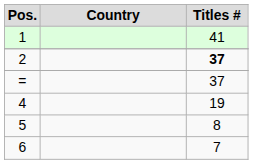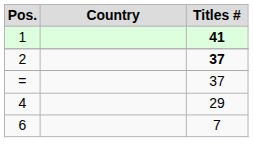(217, 37) normal -> (217, 37) bold
(217, 103) 19 -> (217, 103) 29
- row: (22, 125)
